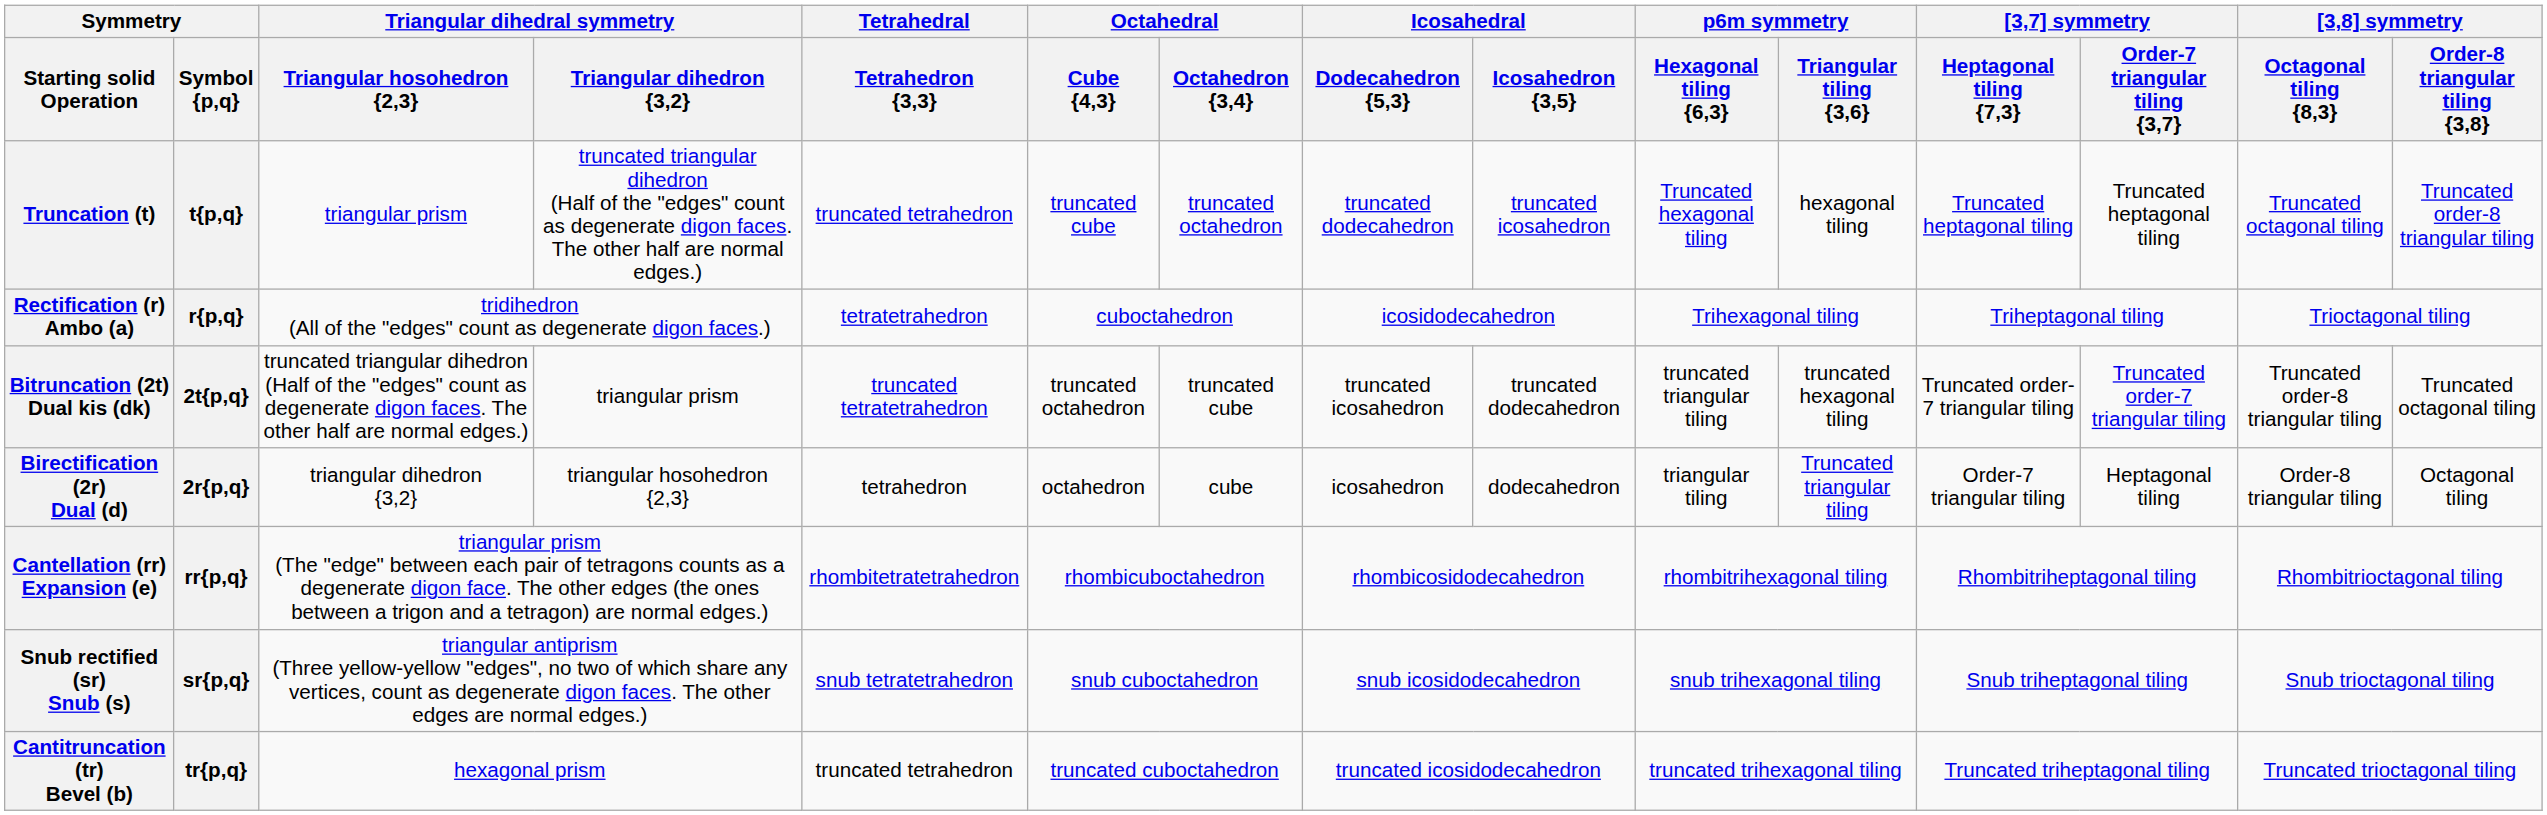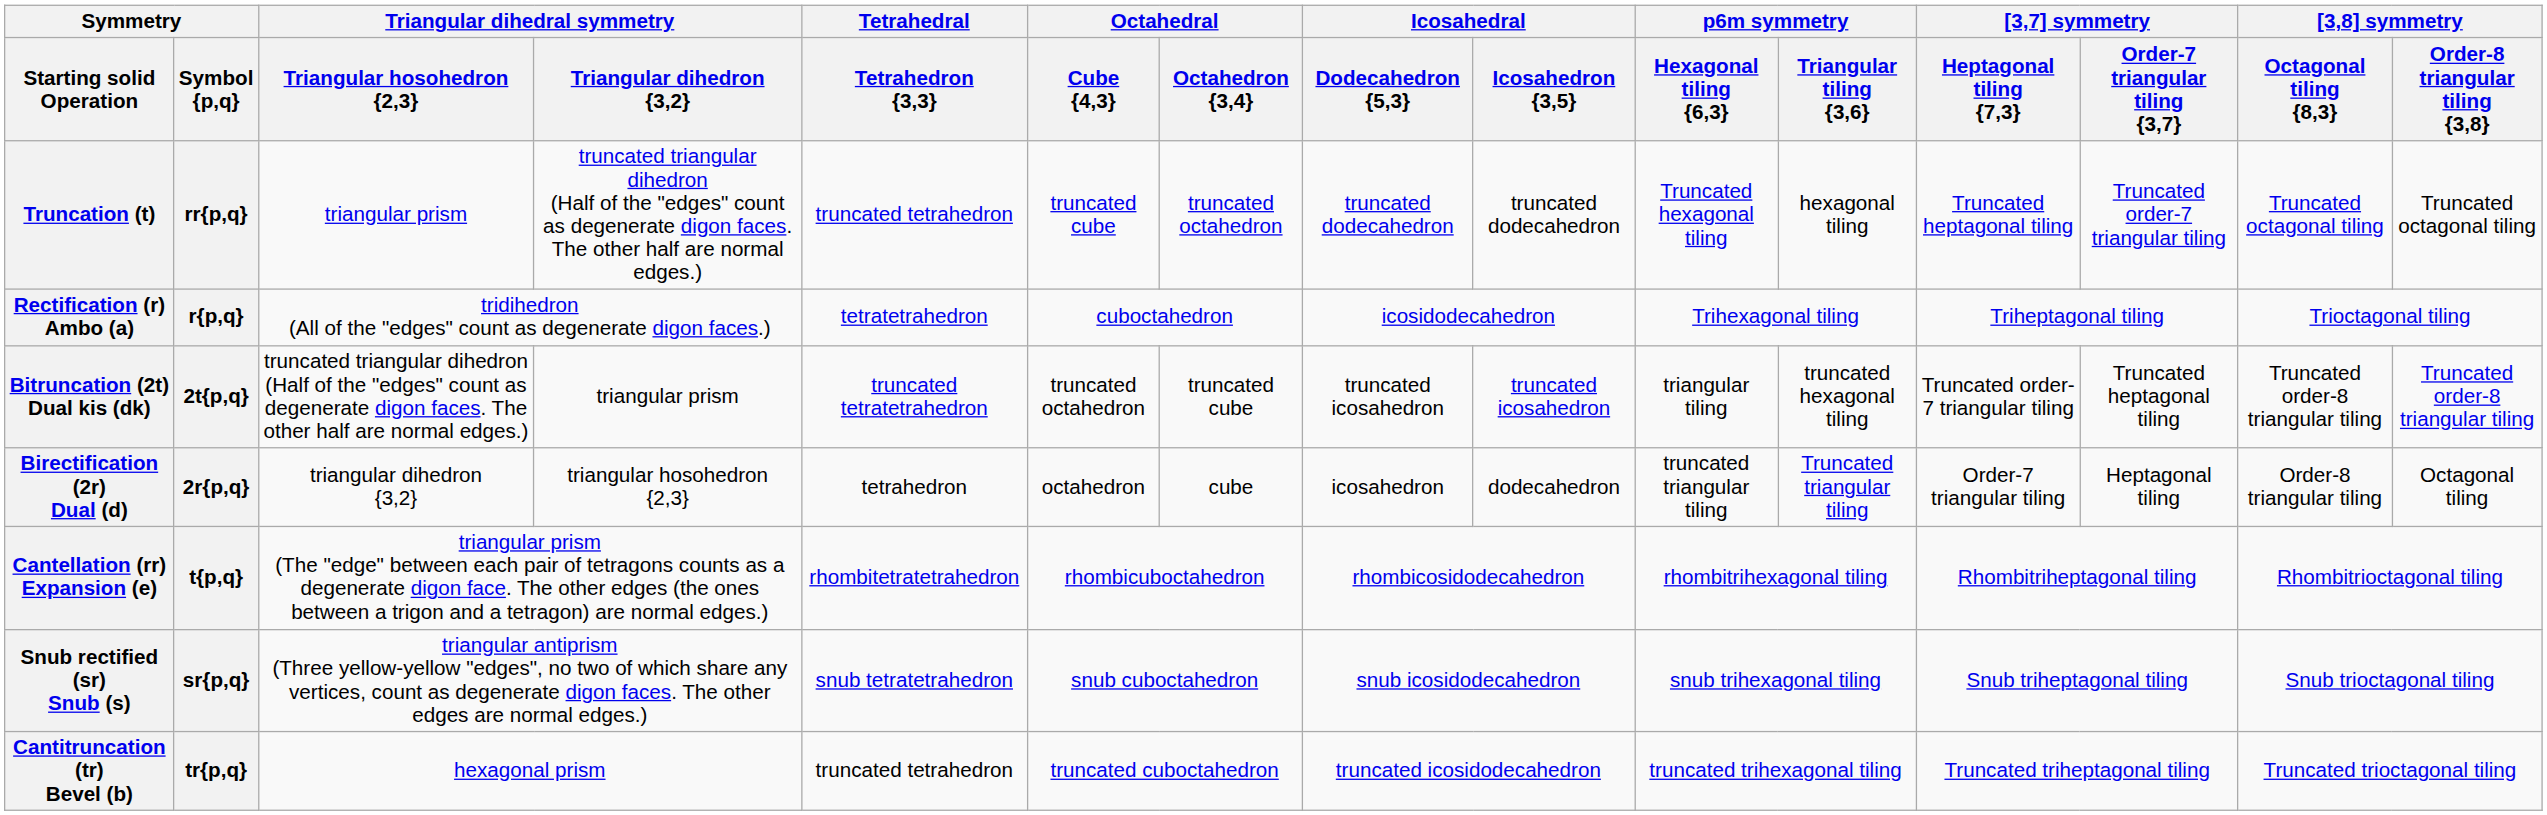(216, 214) t{p,q} -> (216, 214) rr{p,q}
(1554, 214) truncated icosahedron -> (1554, 214) truncated dodecahedron
(2159, 214) Truncated heptagonal tiling -> (2159, 214) Truncated order-7 triangular tiling
(2467, 214) Truncated order-8 triangular tiling -> (2467, 214) Truncated octagonal tiling
(1554, 396) truncated dodecahedron -> (1554, 396) truncated icosahedron
(1706, 396) truncated triangular tiling -> (1706, 396) triangular tiling
(2159, 396) Truncated order-7 triangular tiling -> (2159, 396) Truncated heptagonal tiling
(2467, 396) Truncated octagonal tiling -> (2467, 396) Truncated order-8 triangular tiling
(1706, 487) triangular tiling -> (1706, 487) truncated triangular tiling
(216, 577) rr{p,q} -> (216, 577) t{p,q}
